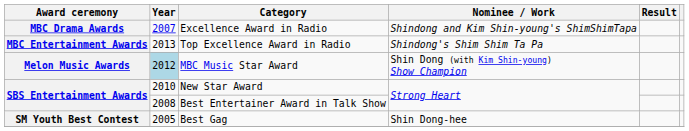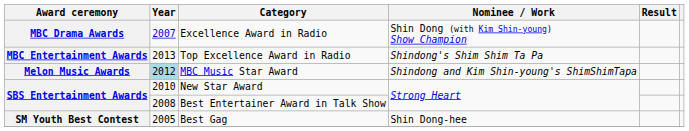(514, 28) Shindong and Kim Shin-young's ShimShimTapa -> (471, 34) Shin Dong (with Kim Shin-young) Show Champion
(471, 66) Shin Dong (with Kim Shin-young) Show Champion -> (514, 71) Shindong and Kim Shin-young's ShimShimTapa
